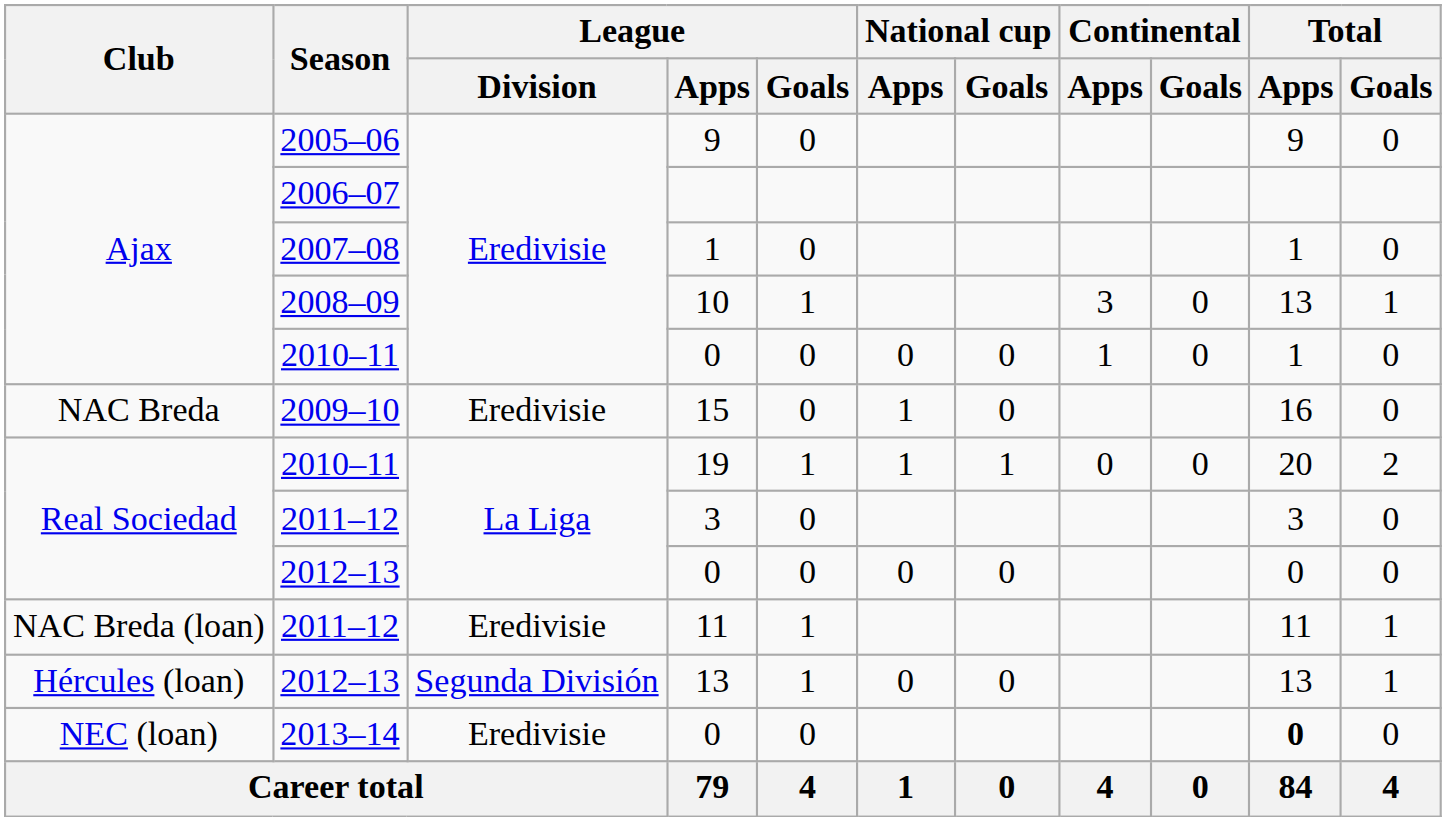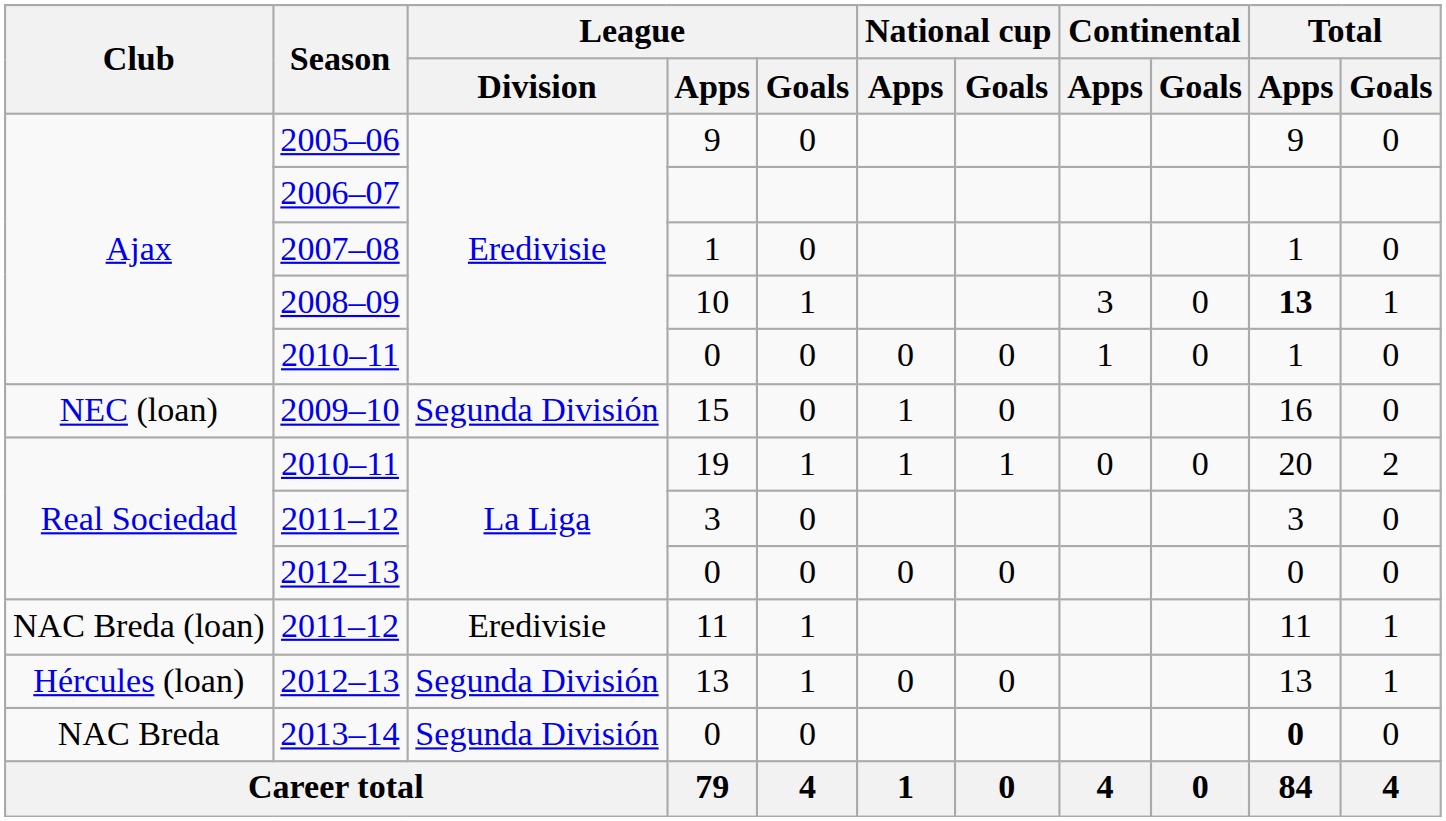(1296, 301) normal -> (1296, 301) bold
(139, 409) NAC Breda -> (139, 409) NEC (loan)
(537, 409) Eredivisie -> (537, 409) Segunda División
(139, 734) NEC (loan) -> (139, 734) NAC Breda
(537, 734) Eredivisie -> (537, 734) Segunda División
